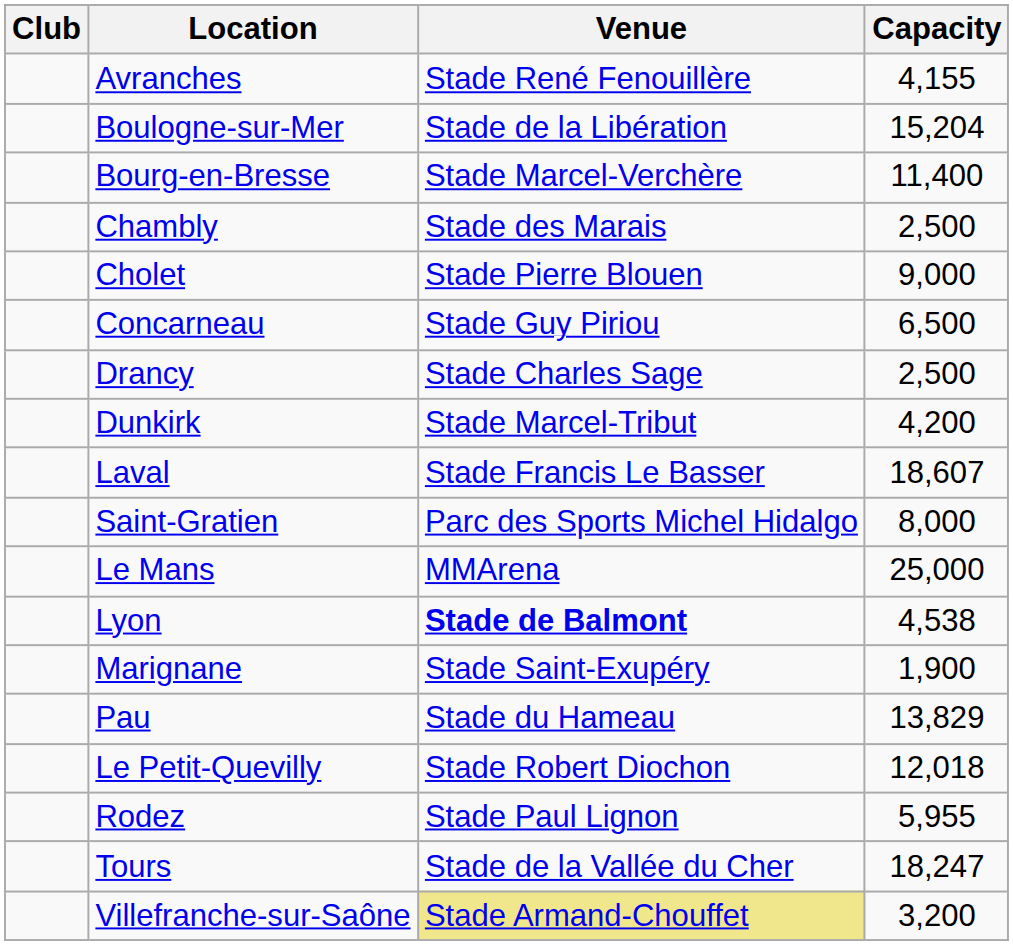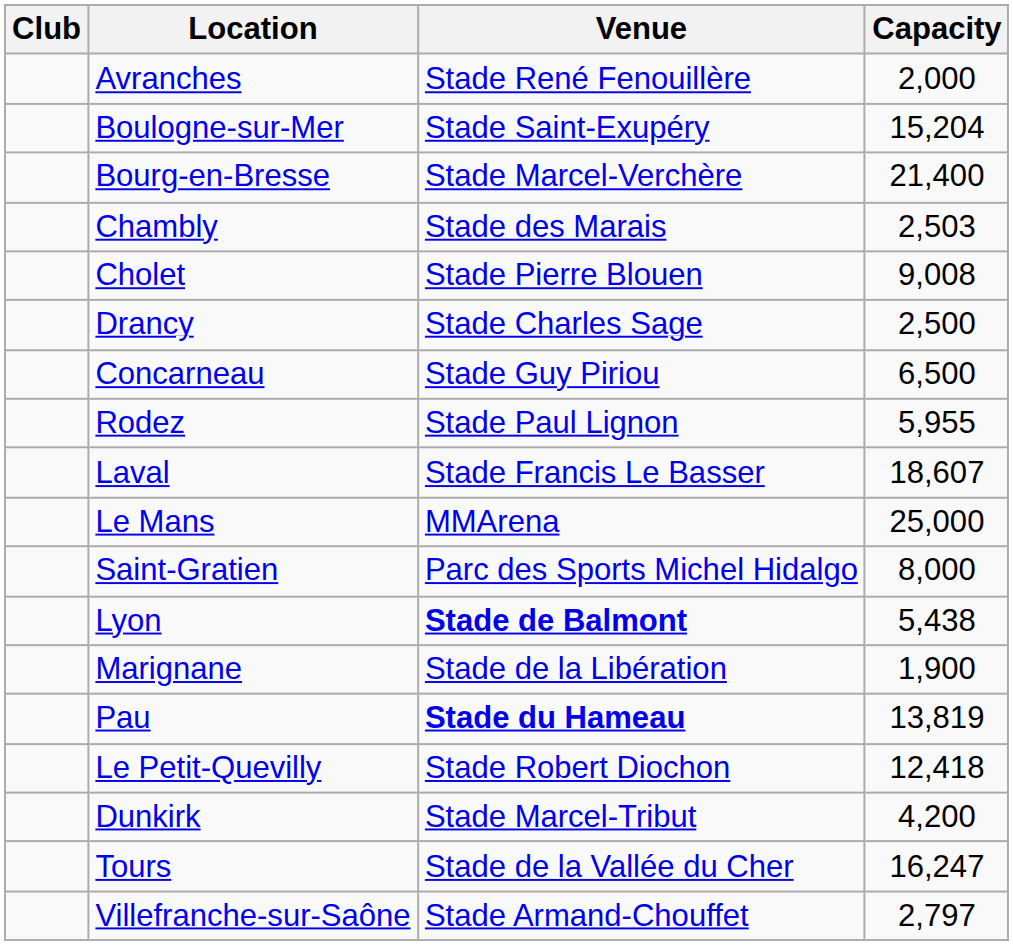(937, 78) 4,155 -> (937, 78) 2,000
(576, 127) Stade de la Libération -> (567, 127) Stade Saint-Exupéry
(937, 176) 11,400 -> (937, 176) 21,400
(937, 226) 2,500 -> (937, 226) 2,503
(937, 275) 9,000 -> (937, 275) 9,008
rows swapped: (180, 324) <-> (145, 373)
rows swapped: (148, 422) <-> (140, 816)
rows swapped: (187, 521) <-> (155, 570)
(937, 619) 4,538 -> (937, 619) 5,438
(567, 669) Stade Saint-Exupéry -> (576, 669) Stade de la Libération
(550, 718) normal -> (555, 718) bold
(937, 718) 13,829 -> (937, 718) 13,819
(937, 767) 12,018 -> (937, 767) 12,418
(937, 865) 18,247 -> (937, 865) 16,247
(587, 915) khaki background -> (587, 915) no background
(937, 915) 3,200 -> (937, 915) 2,797
